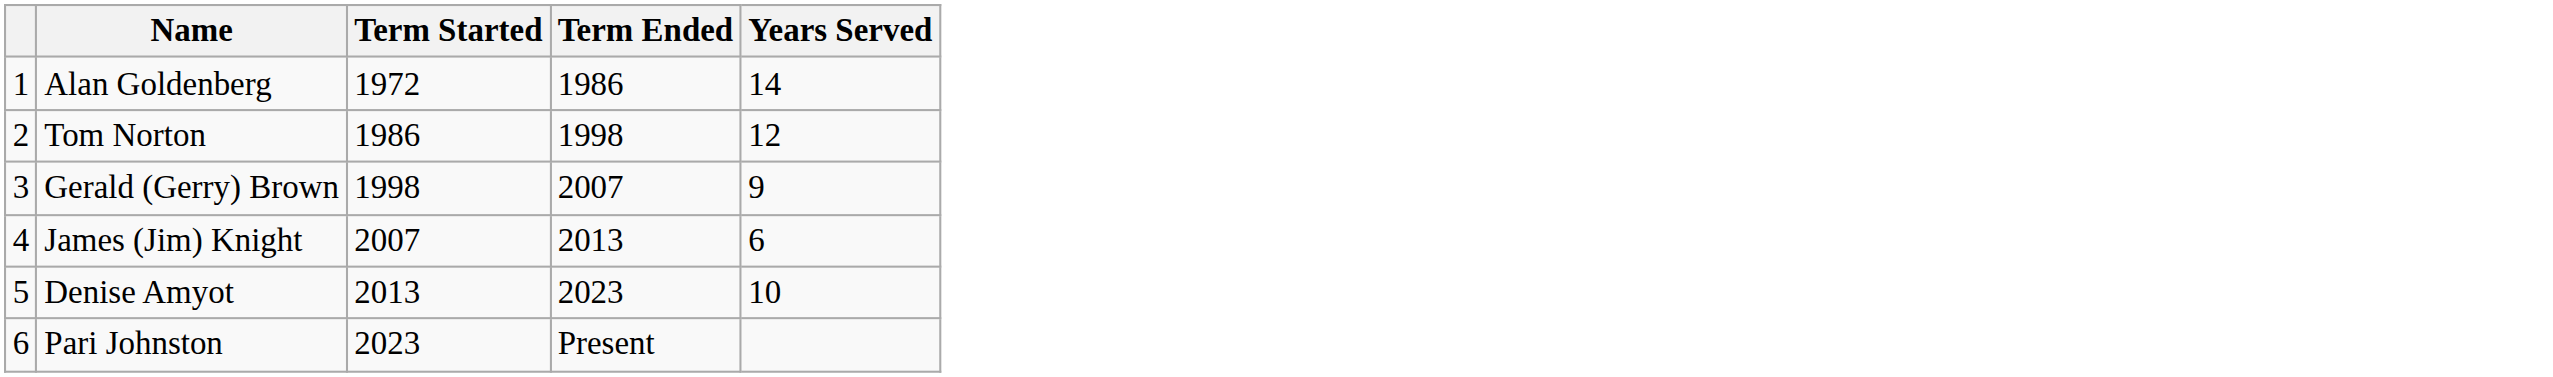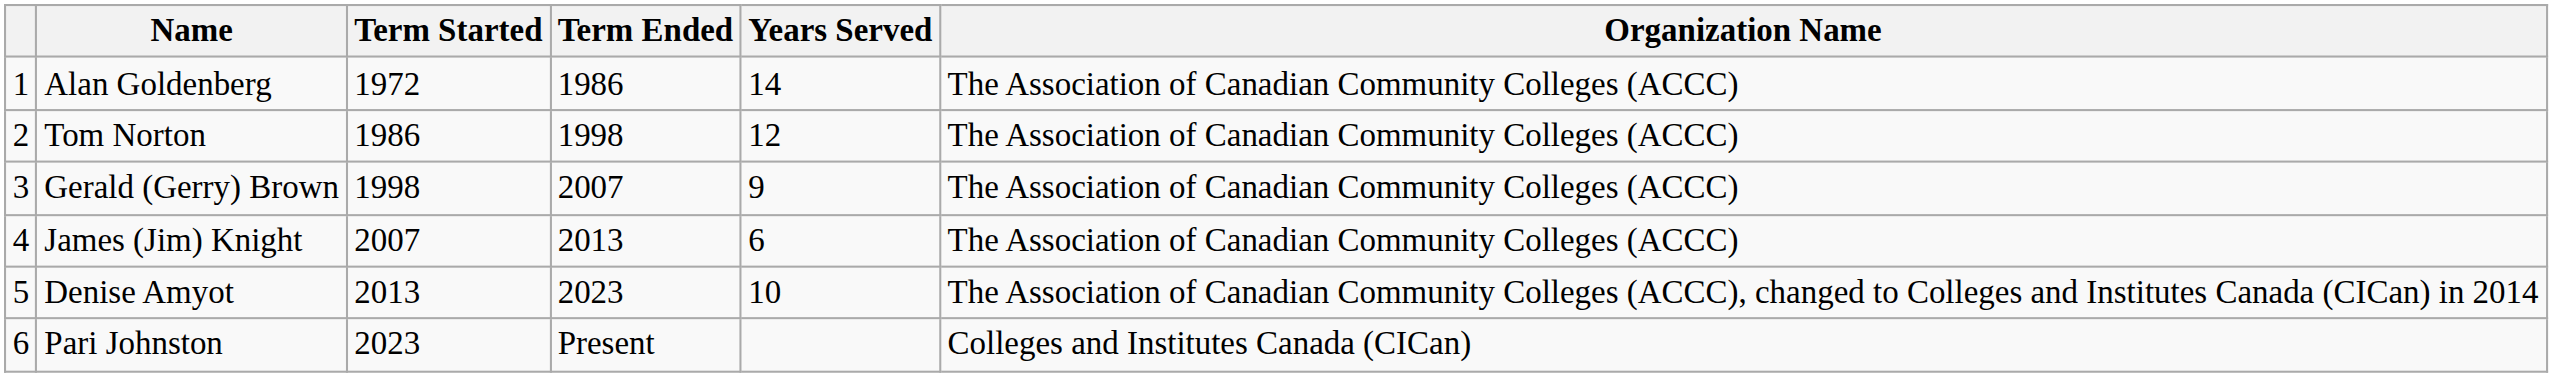+ column: (1743, 30)
